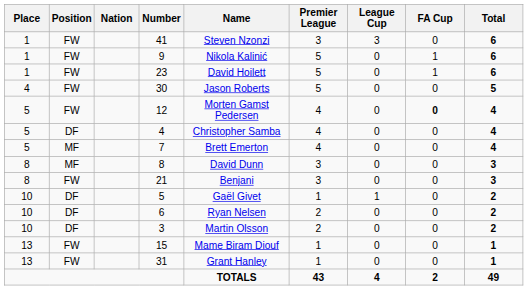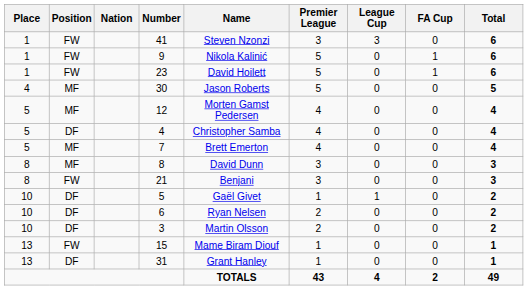(72, 88) FW -> (72, 88) MF
(72, 110) FW -> (72, 110) MF
(435, 110) bold -> (435, 110) normal
(72, 261) FW -> (72, 261) DF
